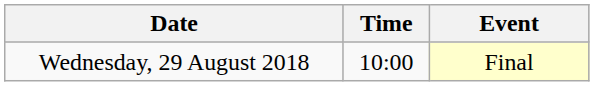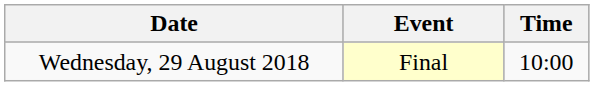columns swapped: (386, 23) <-> (509, 23)
